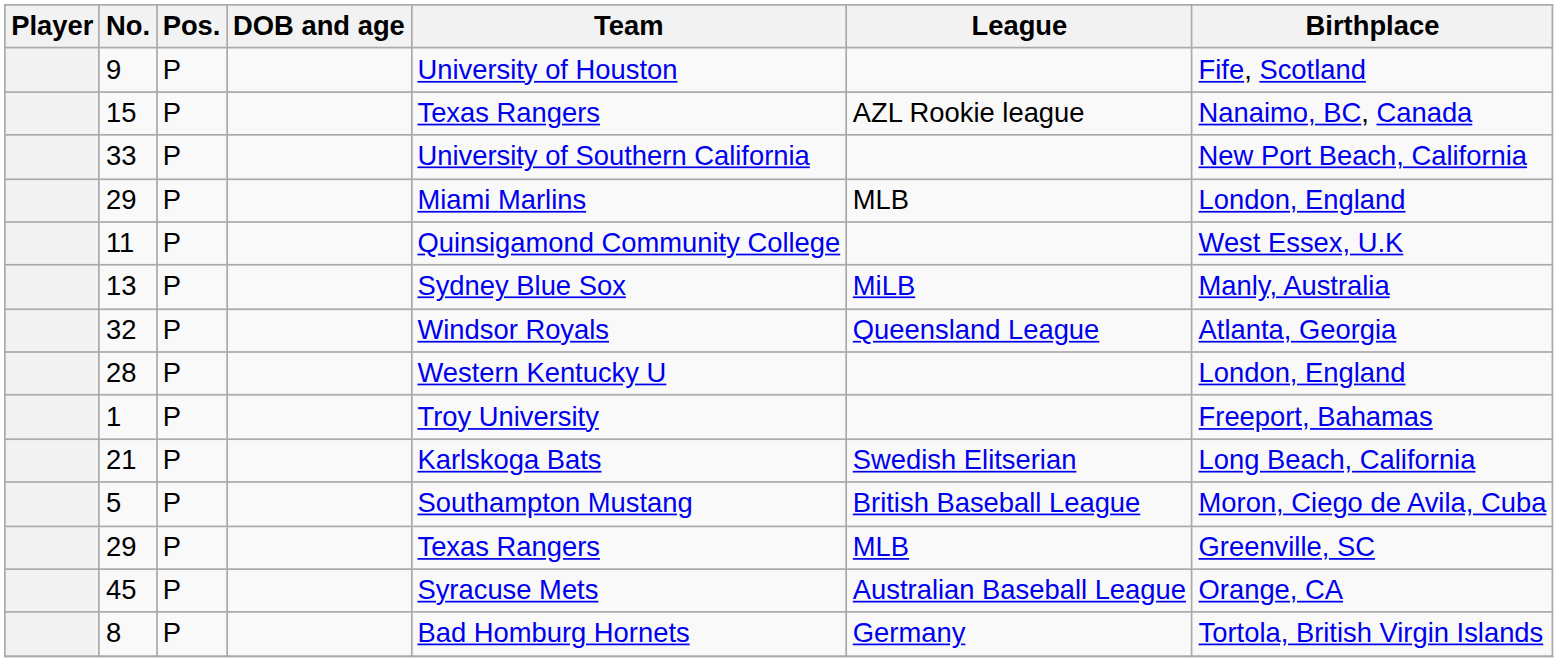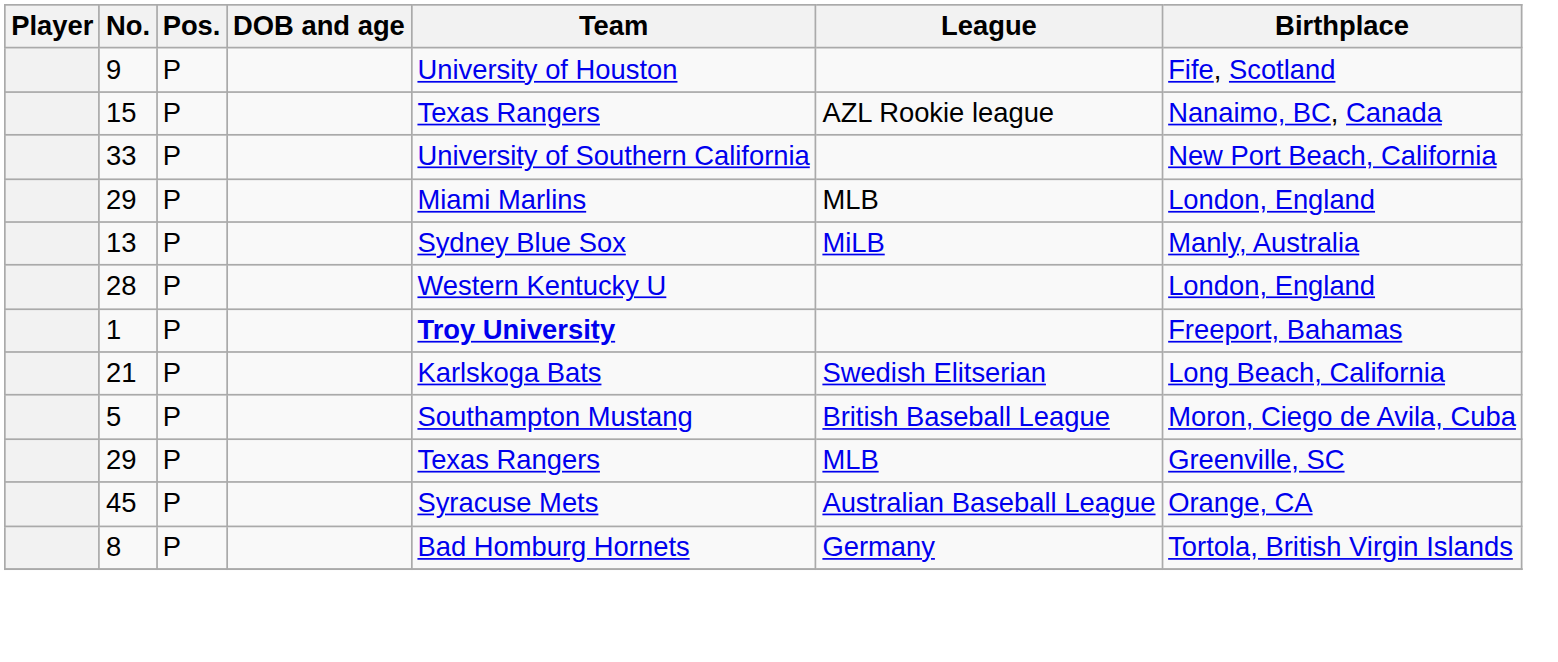- row: (52, 244)
- row: (52, 330)
(508, 416) normal -> (516, 329) bold
